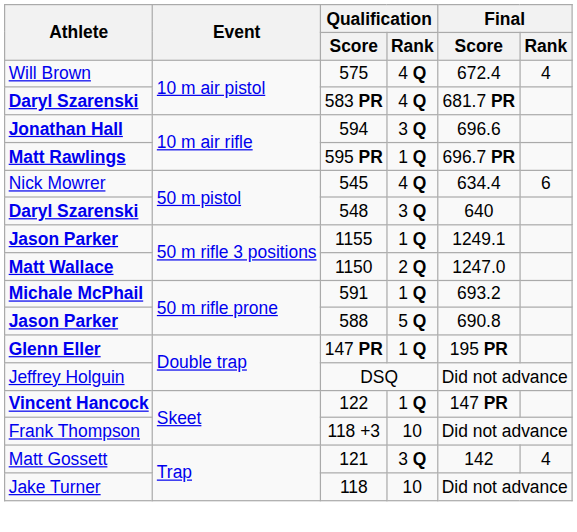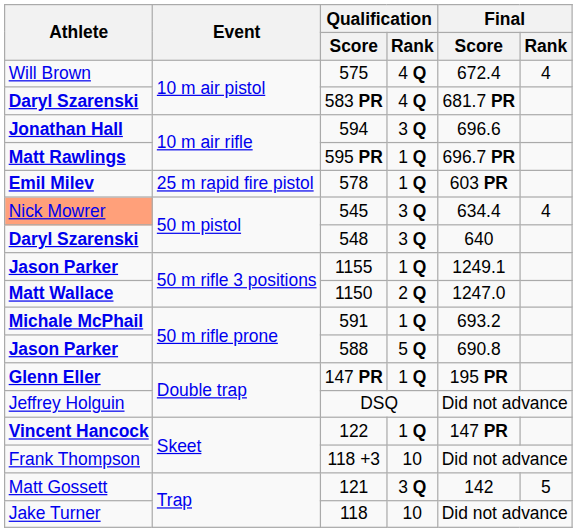+ row: (354, 184)
(57, 184) no background -> (57, 211) lightsalmon background
(412, 184) 4 Q -> (412, 211) 3 Q
(546, 184) 6 -> (546, 211) 4
(546, 459) 4 -> (546, 487) 5
